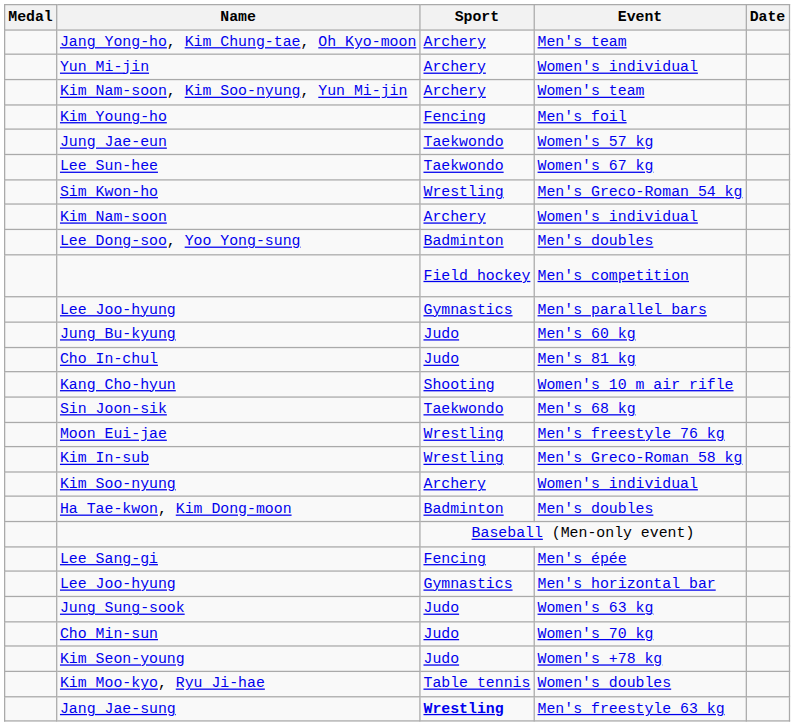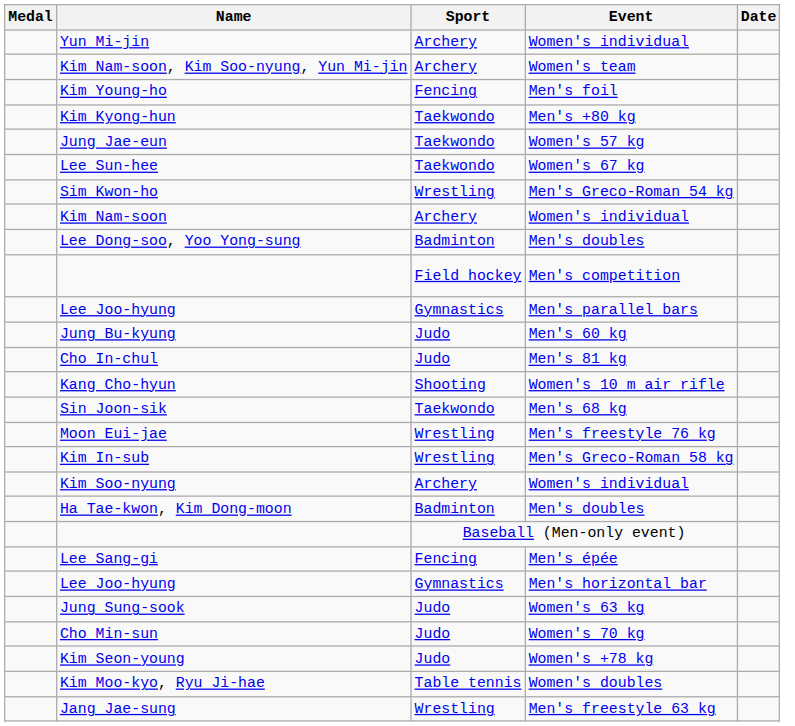- row: (238, 42)
+ row: (118, 117)
(464, 709) bold -> (455, 709) normal
